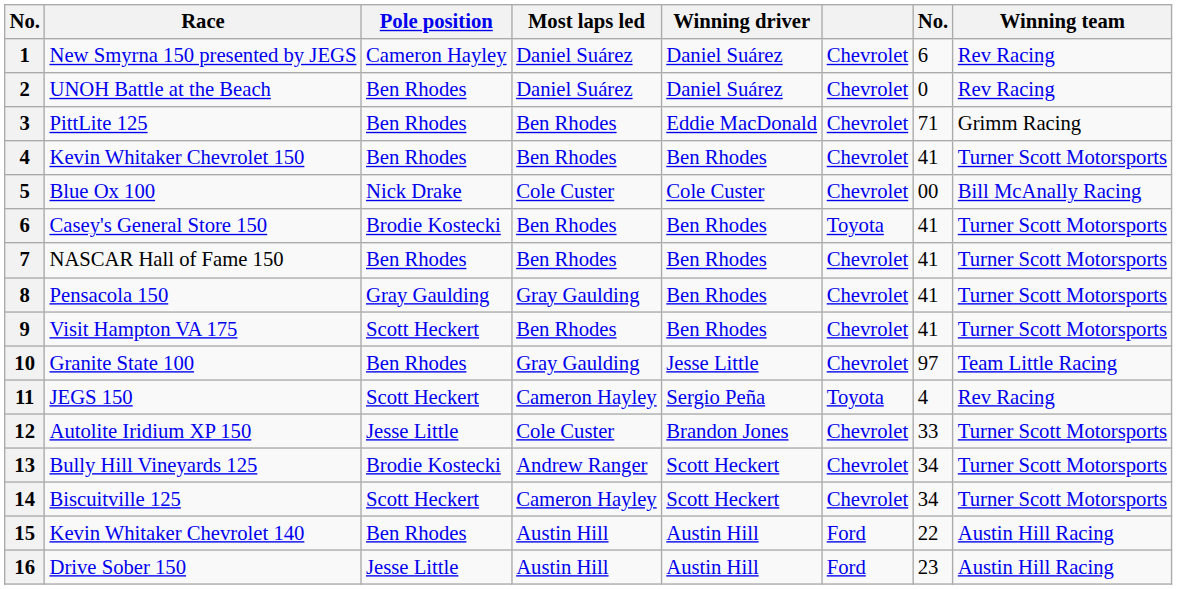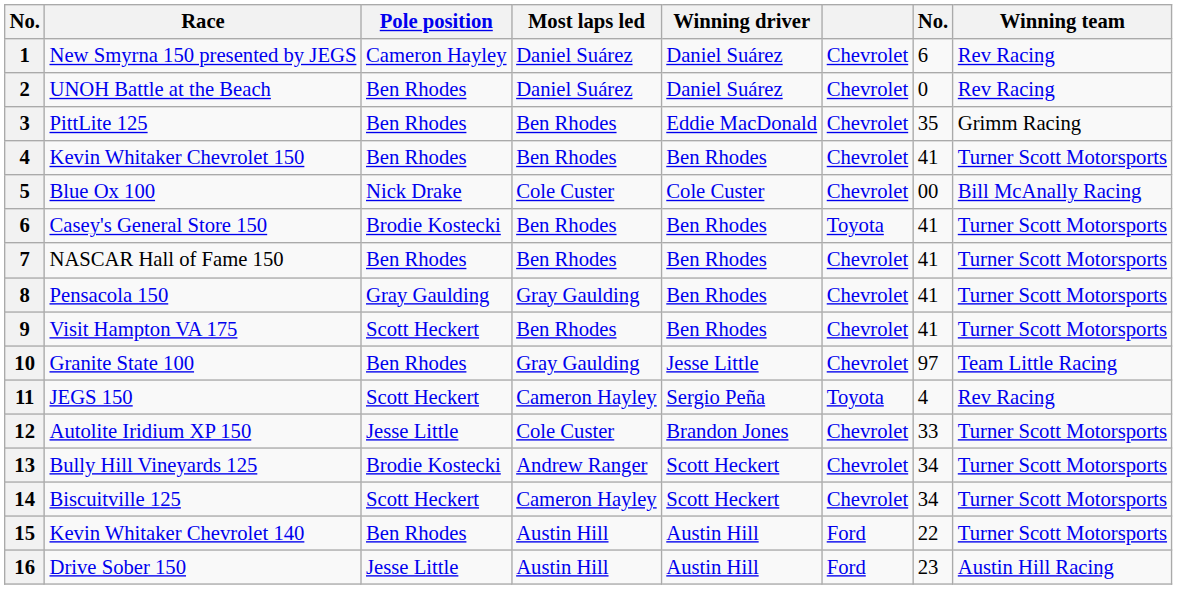(928, 123) 71 -> (928, 123) 35
(1036, 533) Austin Hill Racing -> (1062, 533) Turner Scott Motorsports
